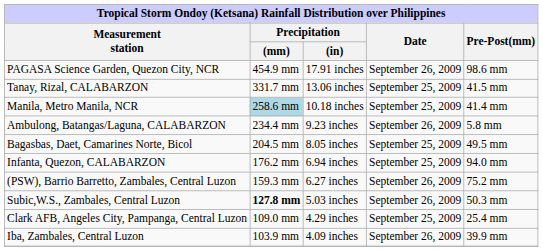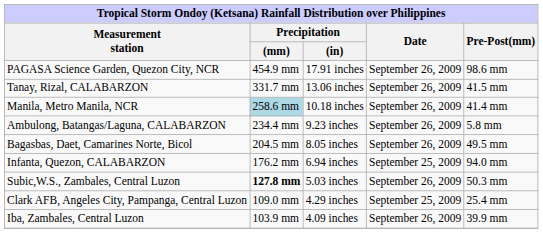(415, 88) September 25, 2009 -> (415, 88) September 26, 2009
(415, 106) September 25, 2009 -> (415, 106) September 26, 2009
(415, 143) September 25, 2009 -> (415, 143) September 26, 2009
- row: (122, 181)
